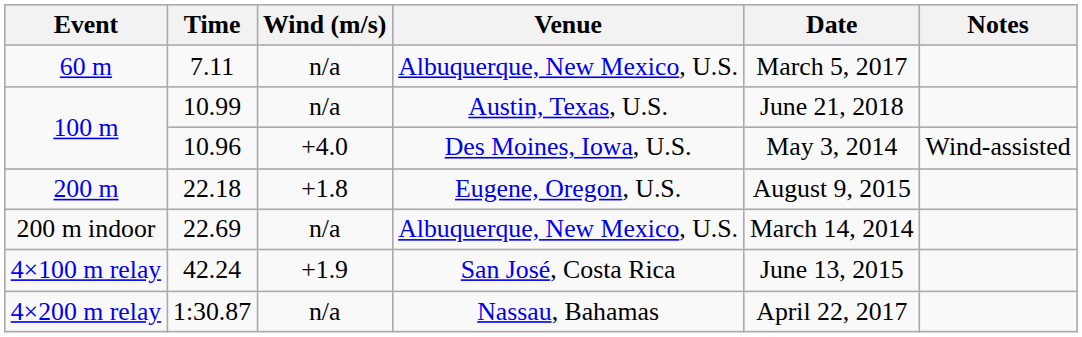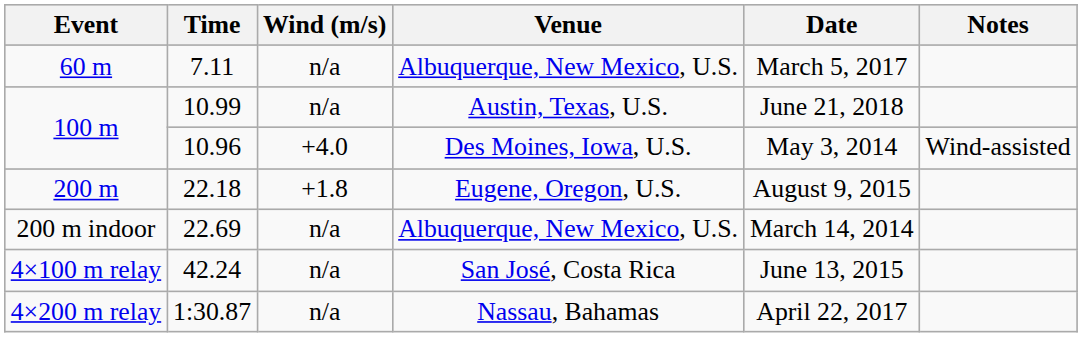(325, 270) +1.9 -> (325, 270) n/a
